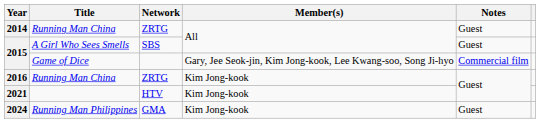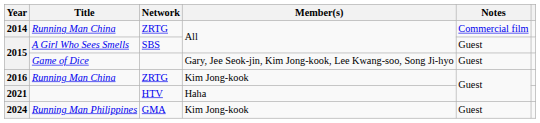(470, 28) Guest -> (493, 28) Commercial film
(493, 61) Commercial film -> (470, 61) Guest
(217, 93) Kim Jong-kook -> (195, 93) Haha
